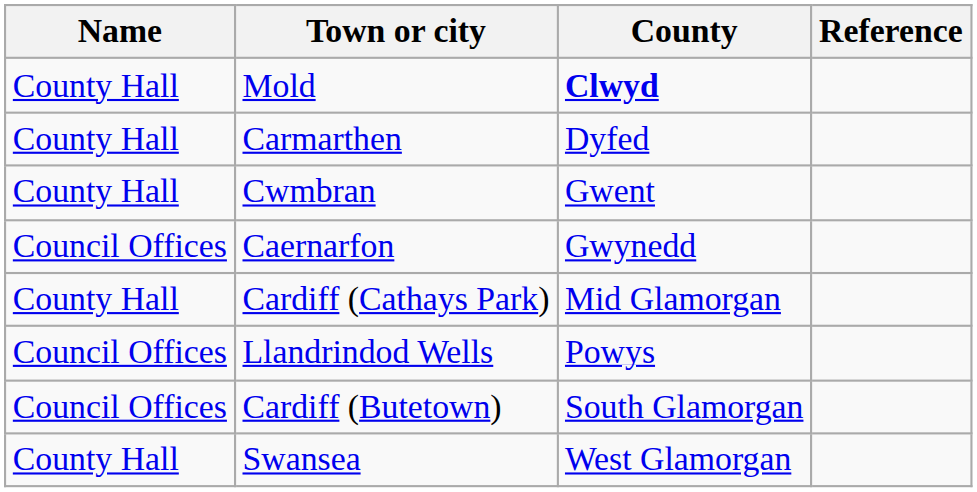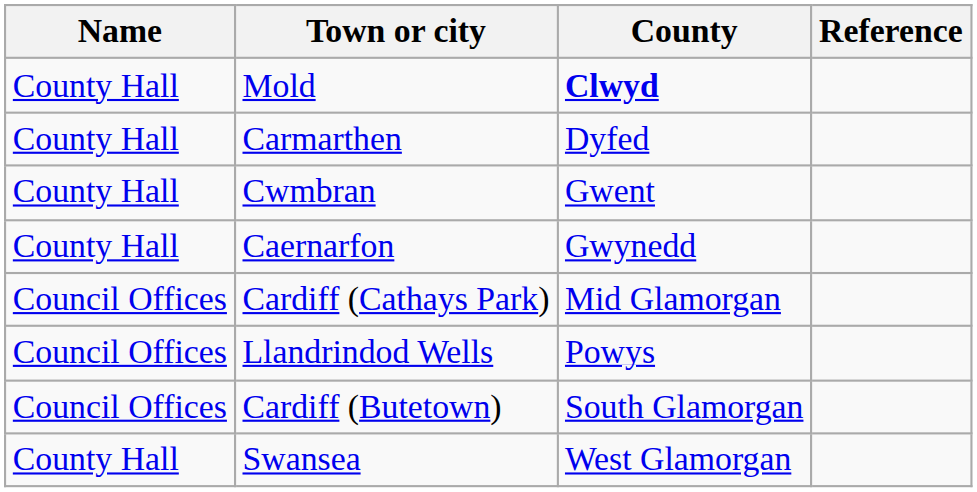(120, 245) Council Offices -> (96, 245) County Hall
(96, 298) County Hall -> (120, 298) Council Offices
